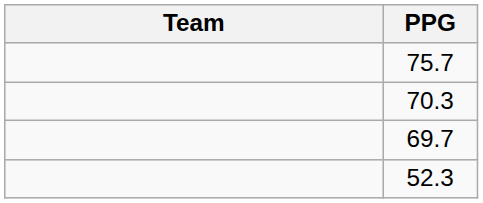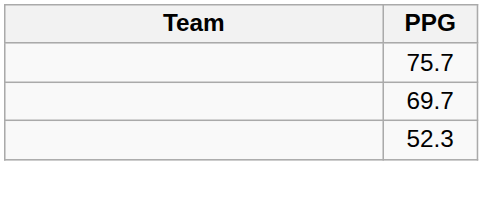- row: (430, 100)
